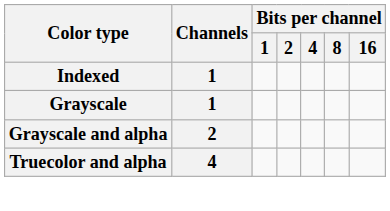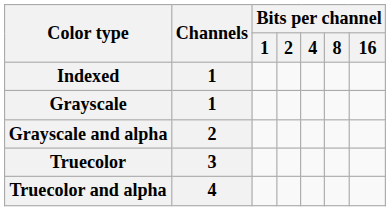+ row: (88, 162)
